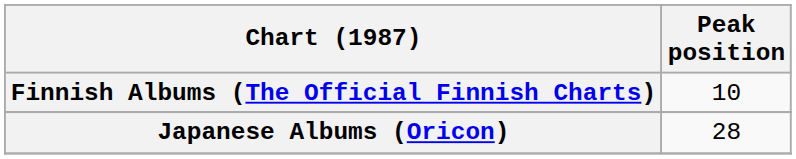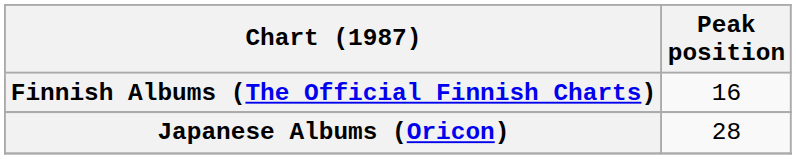(726, 93) 10 -> (726, 93) 16
